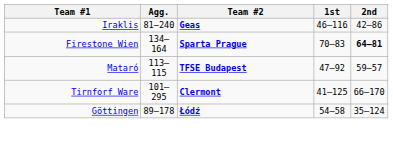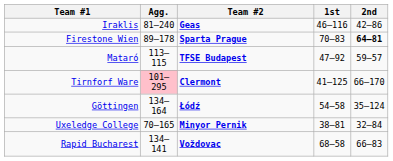(159, 44) 134–164 -> (159, 39) 89–178
(159, 92) no background -> (159, 82) pink background
(159, 111) 89–178 -> (159, 106) 134–164
+ row: (97, 125)
+ row: (100, 144)
